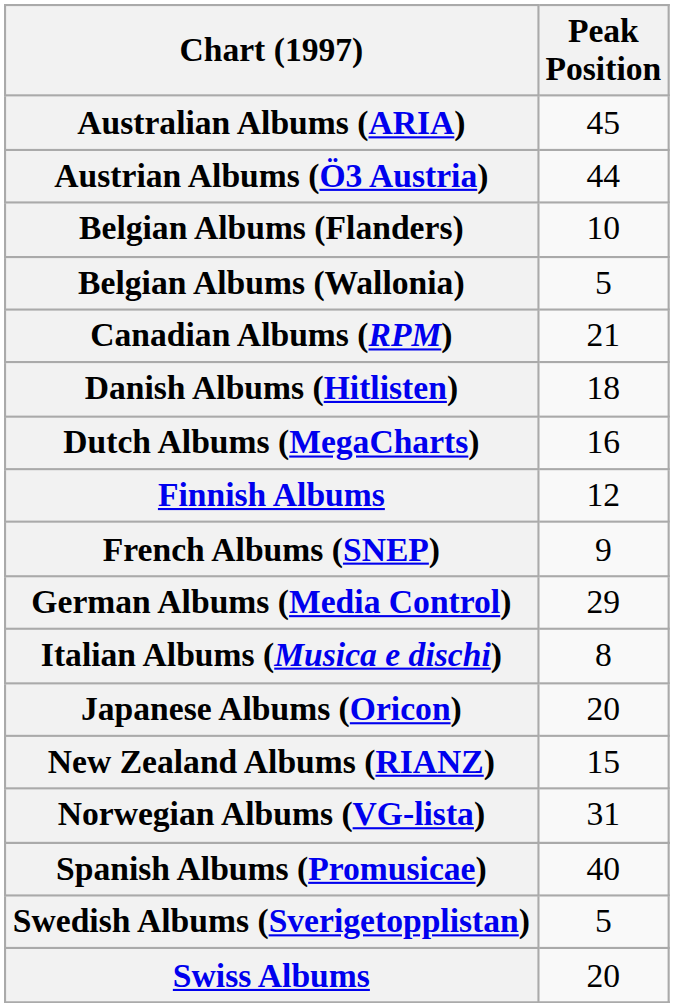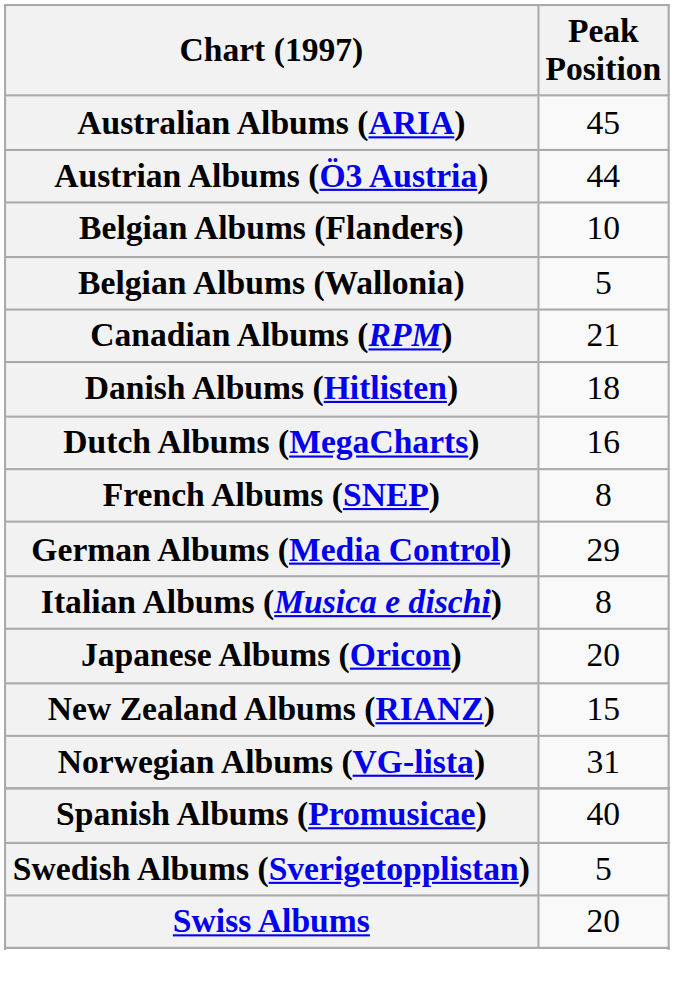- row: (271, 495)
(603, 548) 9 -> (603, 495) 8
